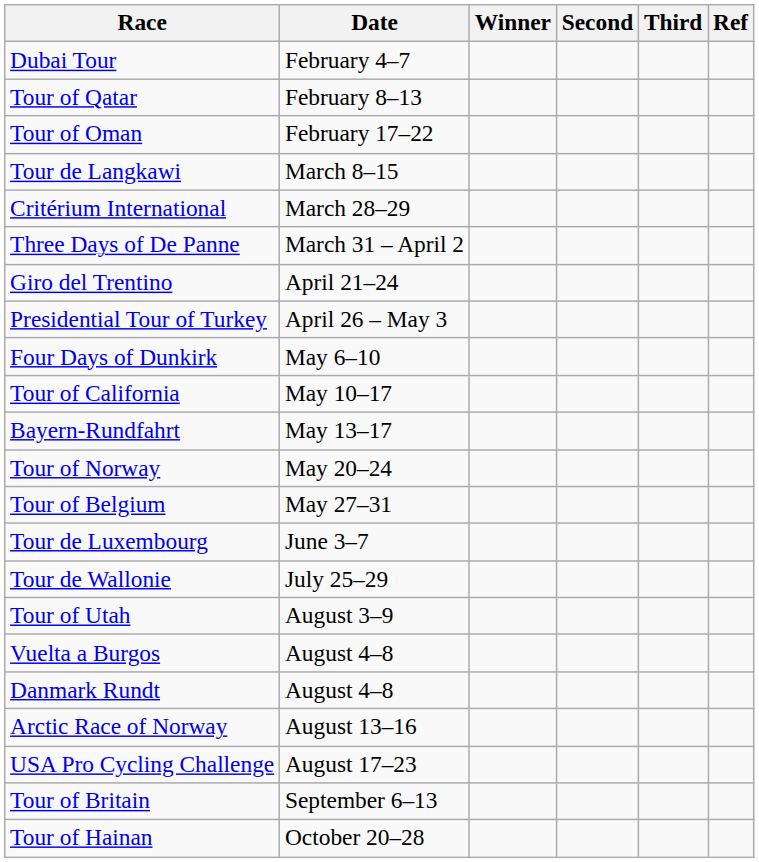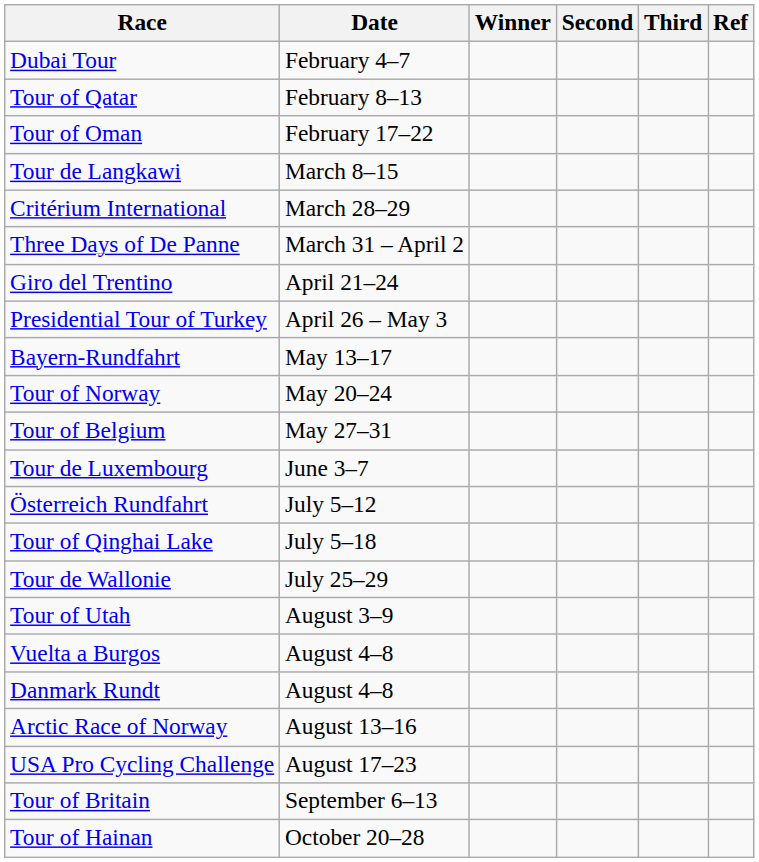- row: (114, 356)
- row: (95, 393)
+ row: (109, 504)
+ row: (111, 541)
